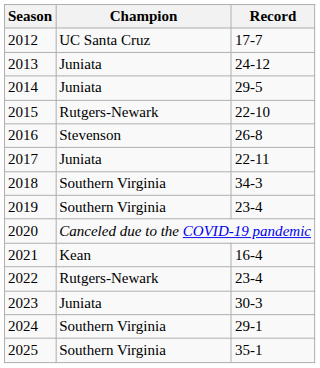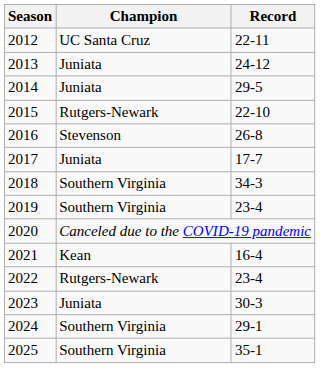(249, 40) 17-7 -> (252, 40) 22-11
(252, 159) 22-11 -> (249, 159) 17-7
